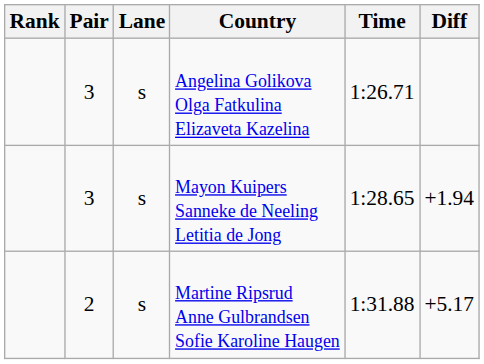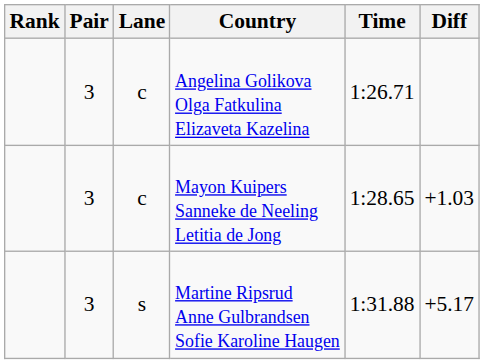(142, 91) s -> (142, 91) c
(142, 198) s -> (142, 198) c
(449, 198) +1.94 -> (449, 198) +1.03
(89, 304) 2 -> (89, 304) 3
